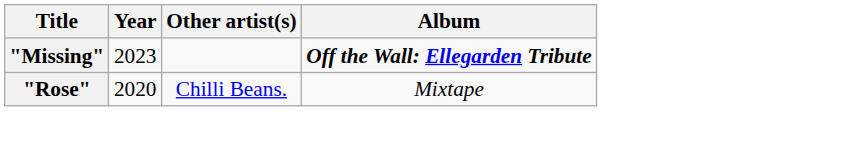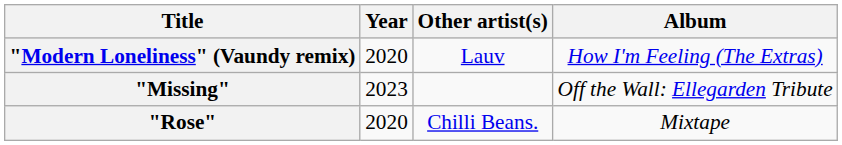+ row: (182, 55)
(449, 55) bold -> (695, 88) normal
